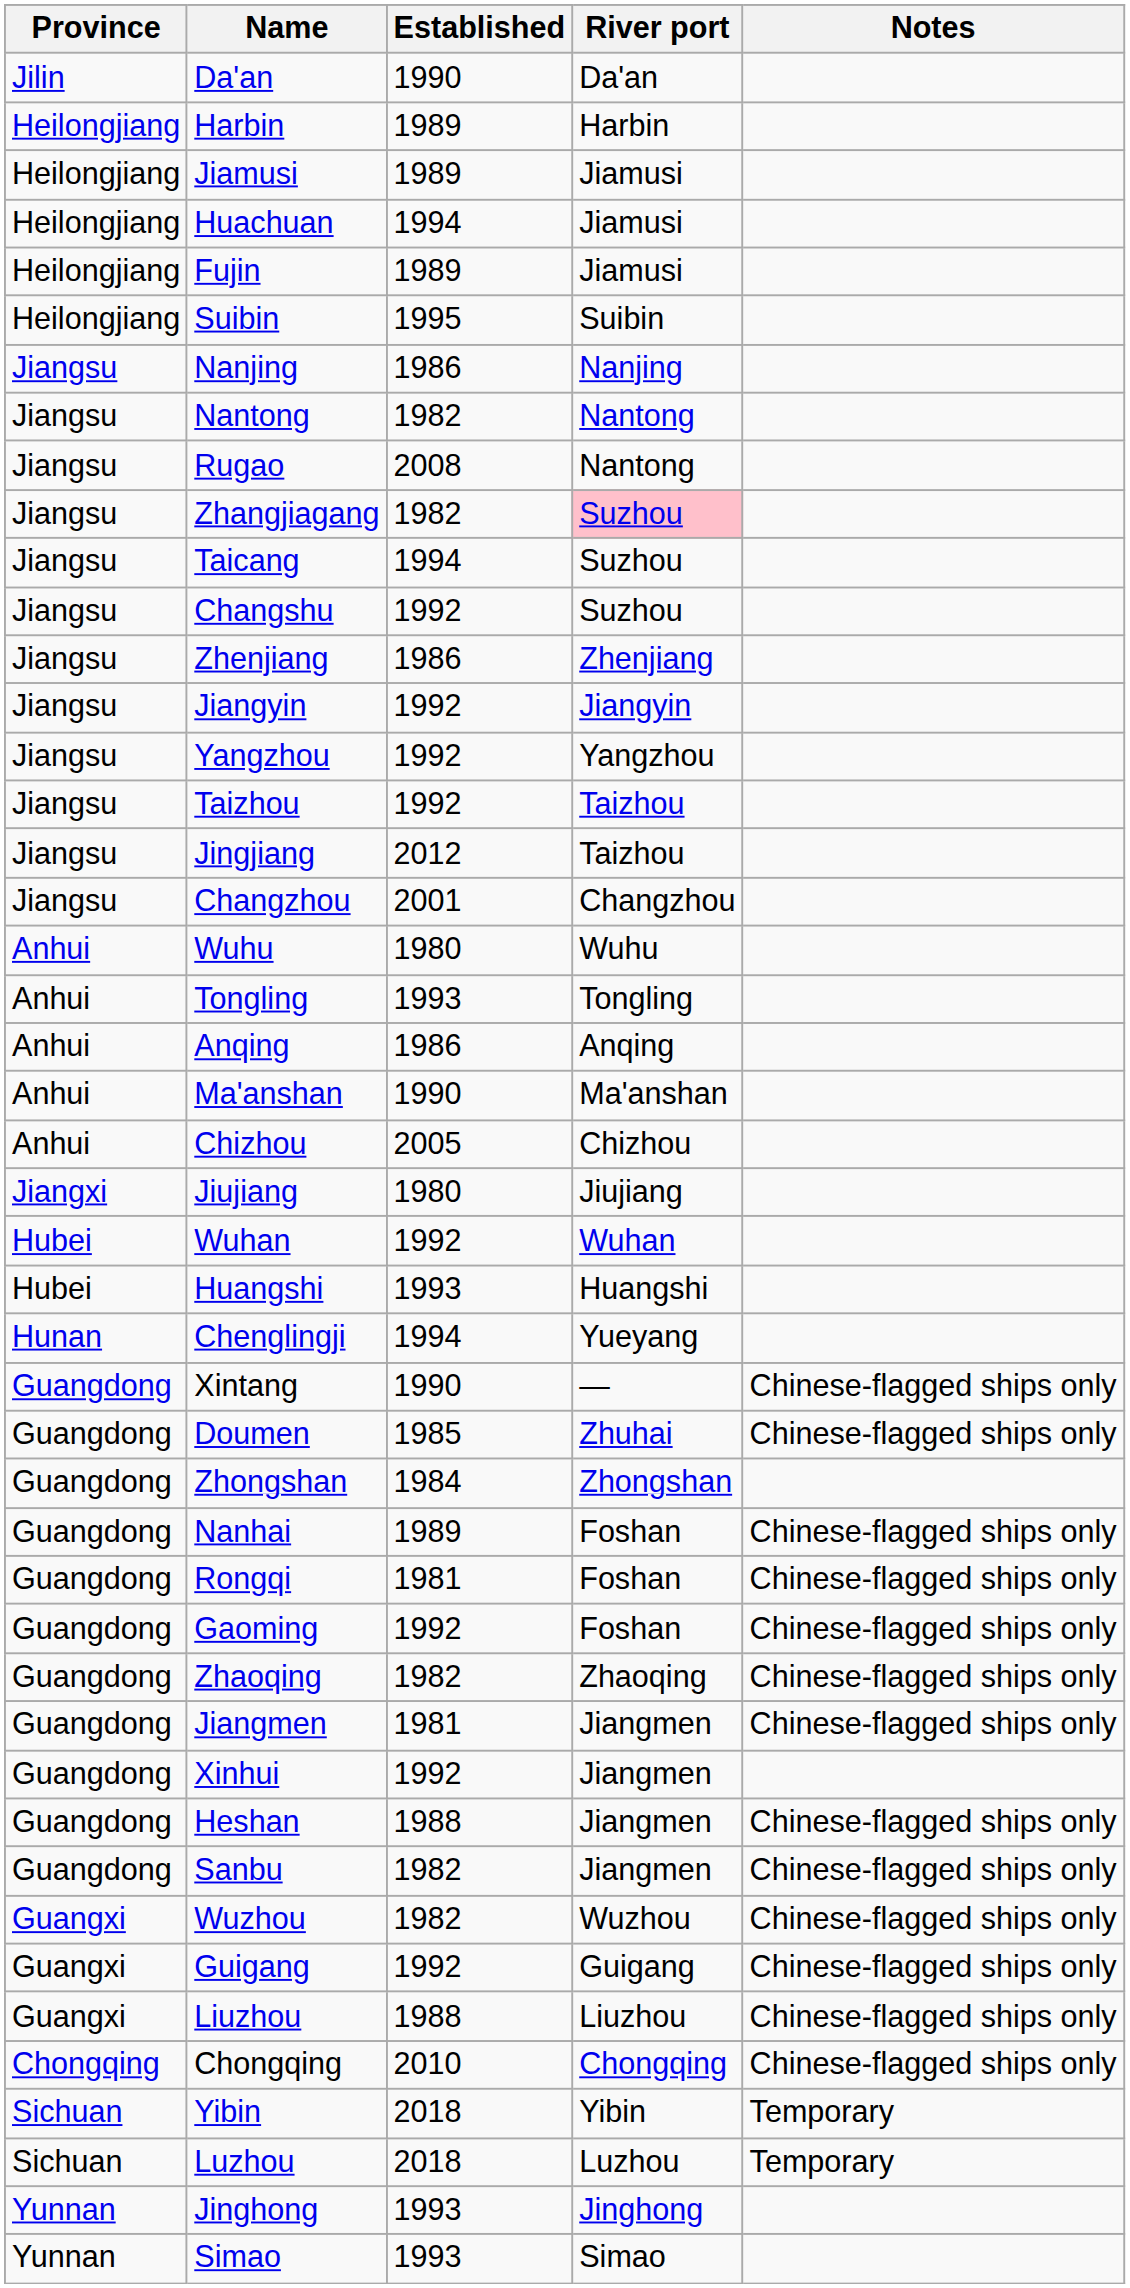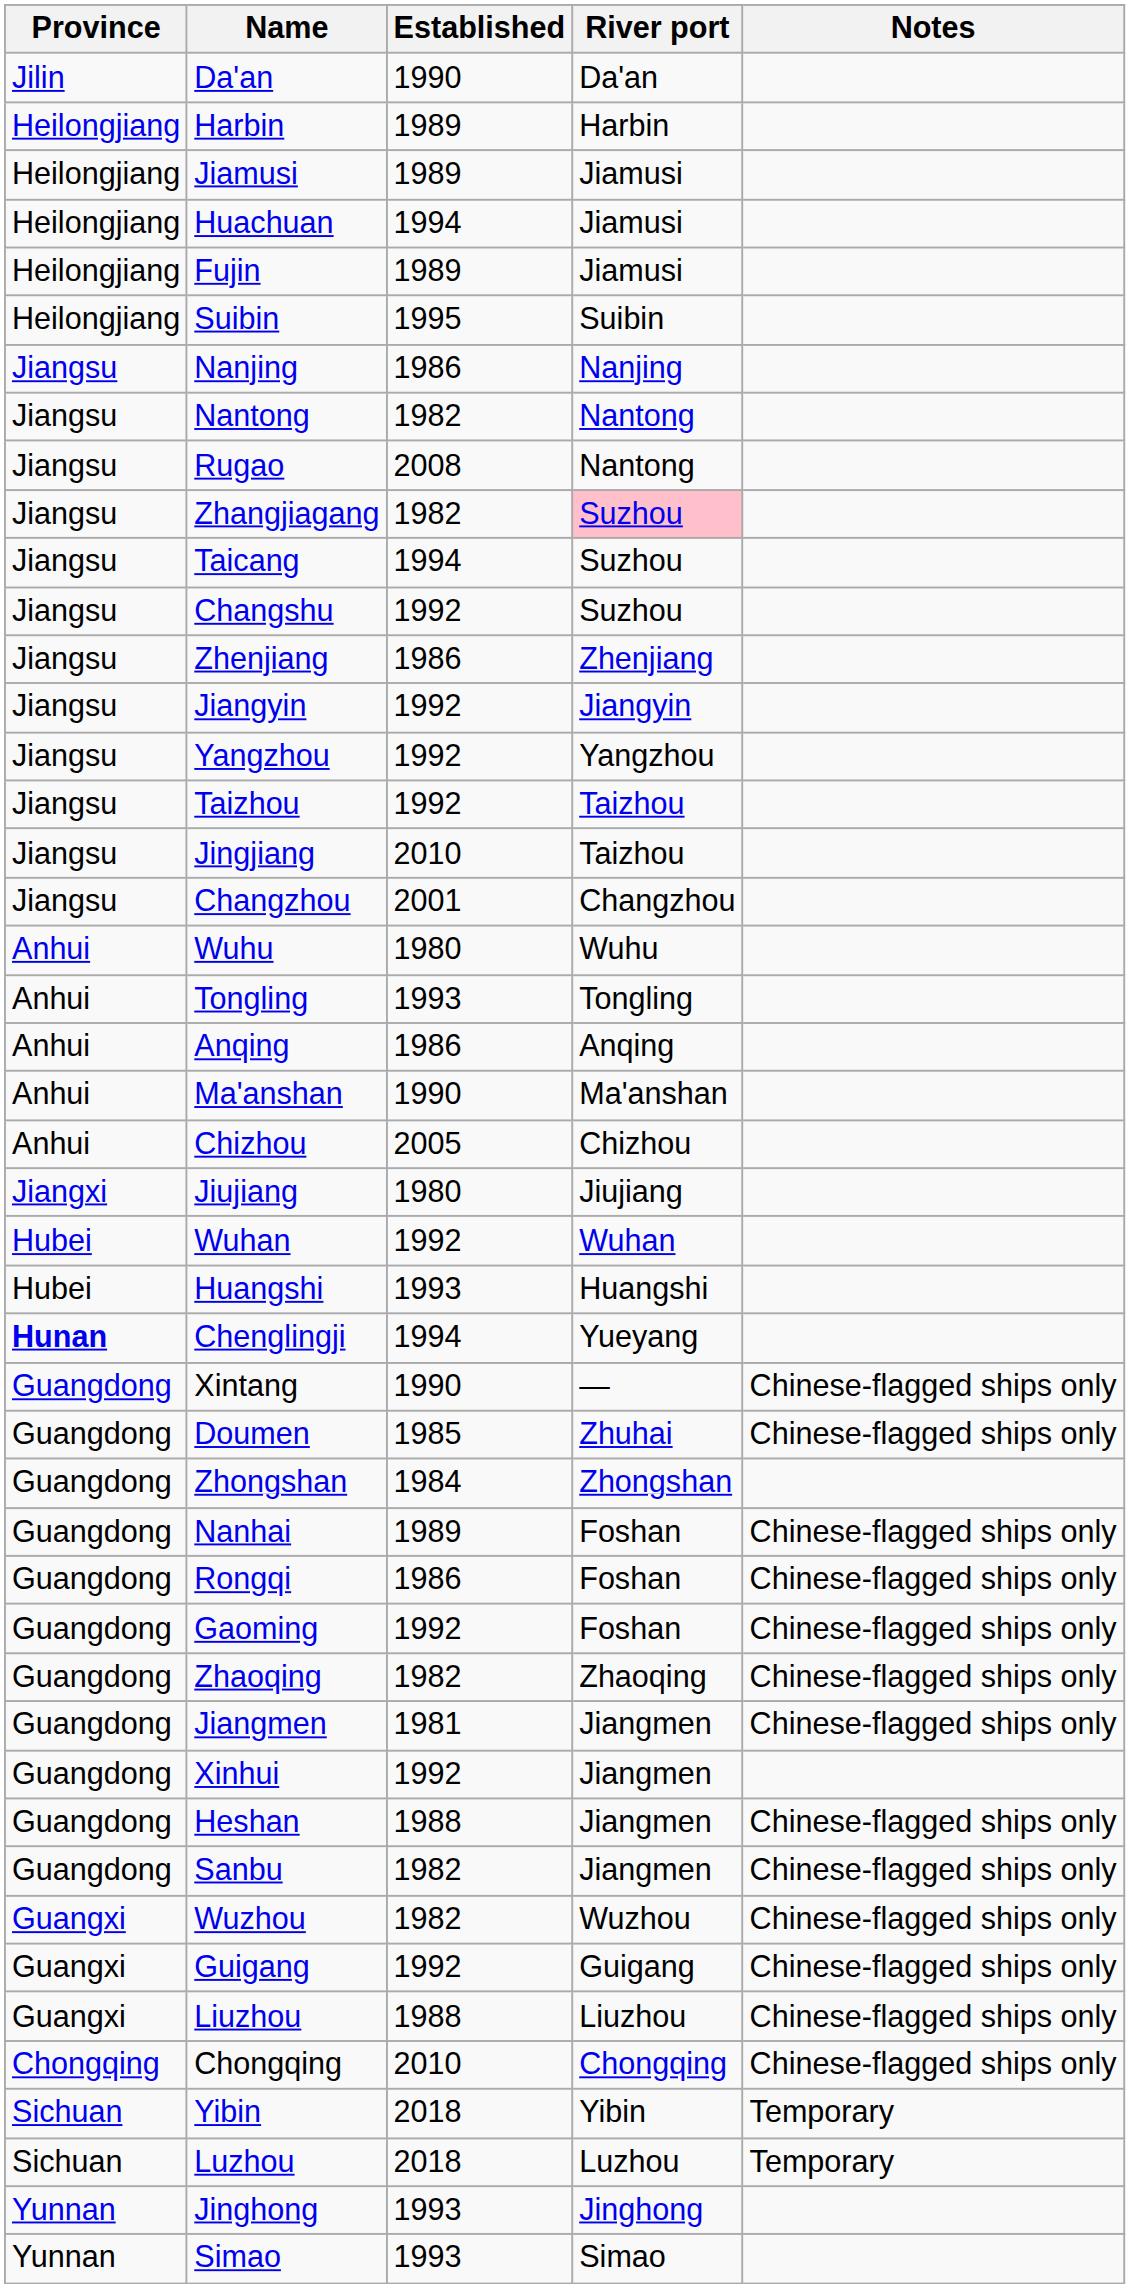(428, 852) 2012 -> (428, 852) 2010
(57, 1337) normal -> (60, 1337) bold
(428, 1579) 1981 -> (428, 1579) 1986
